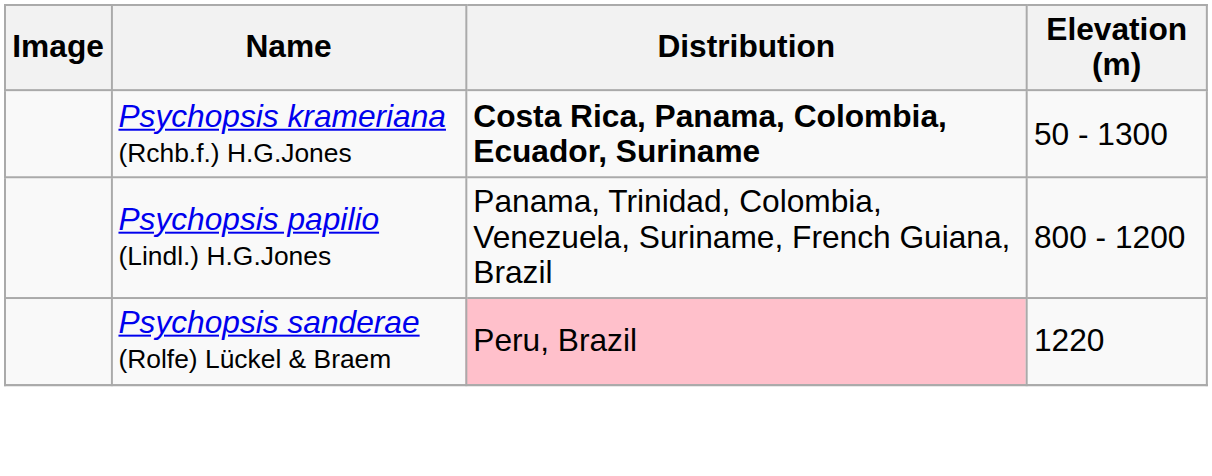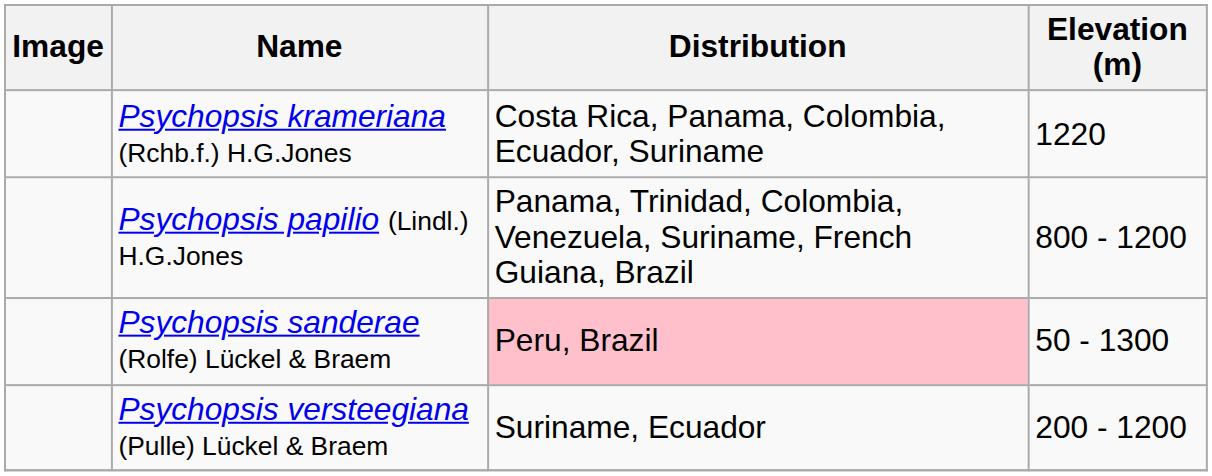(710, 133) bold -> (720, 133) normal
(1101, 133) 50 - 1300 -> (1071, 133) 1220
(1069, 340) 1220 -> (1102, 340) 50 - 1300
+ row: (294, 426)
